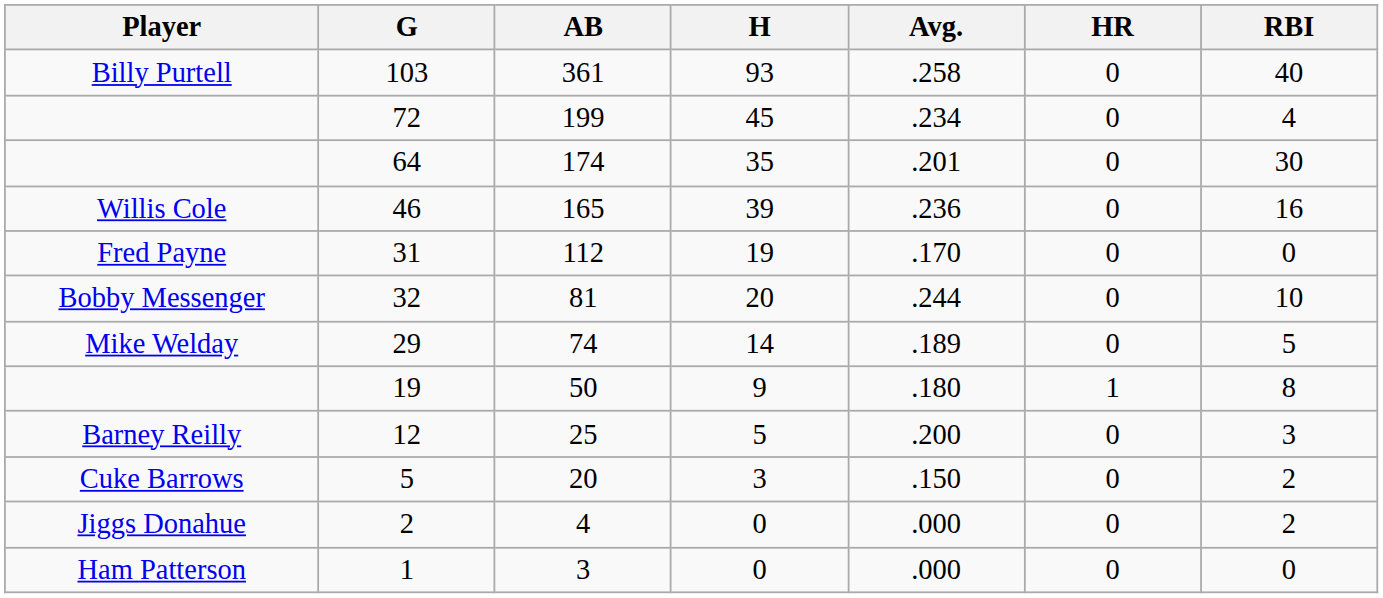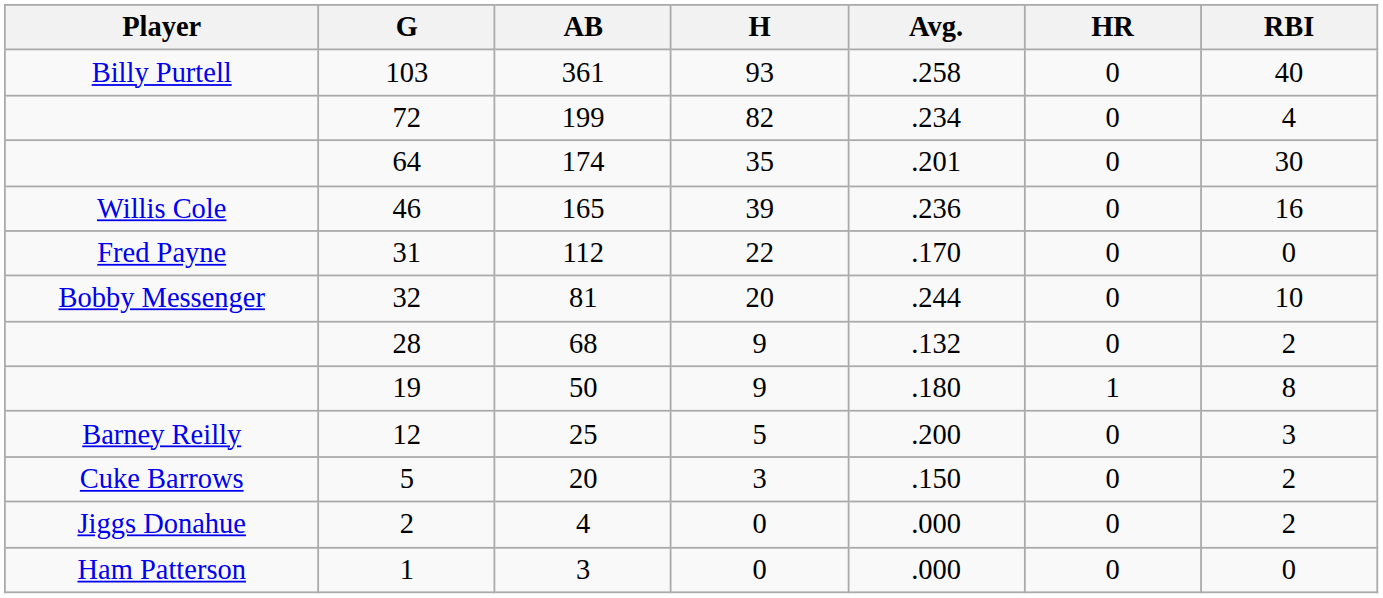(760, 117) 45 -> (760, 117) 82
(760, 252) 19 -> (760, 252) 22
- row: (407, 343)
+ row: (407, 343)
